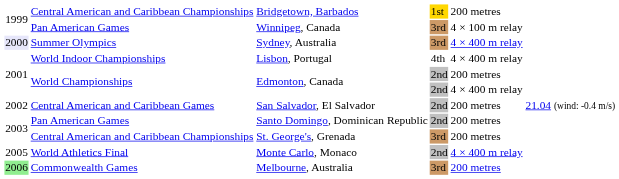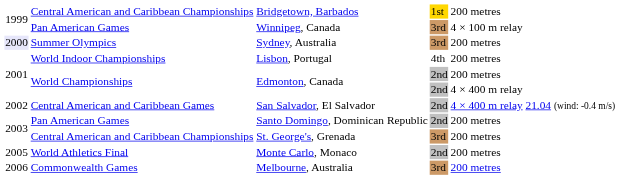(487, 42) 4 × 400 m relay -> (476, 42) 200 metres
(487, 58) 4 × 400 m relay -> (476, 58) 200 metres
(476, 105) 200 metres -> (487, 105) 4 × 400 m relay
(487, 152) 4 × 400 m relay -> (476, 152) 200 metres
(16, 167) lightgreen background -> (16, 167) no background
